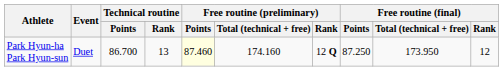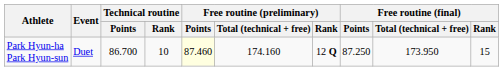(163, 52) 13 -> (163, 52) 10
(485, 52) 12 -> (485, 52) 15
